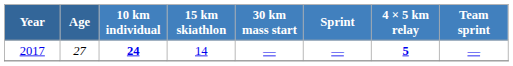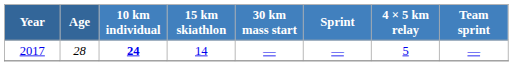(80, 50) 27 -> (80, 50) 28
(406, 50) bold -> (406, 50) normal
